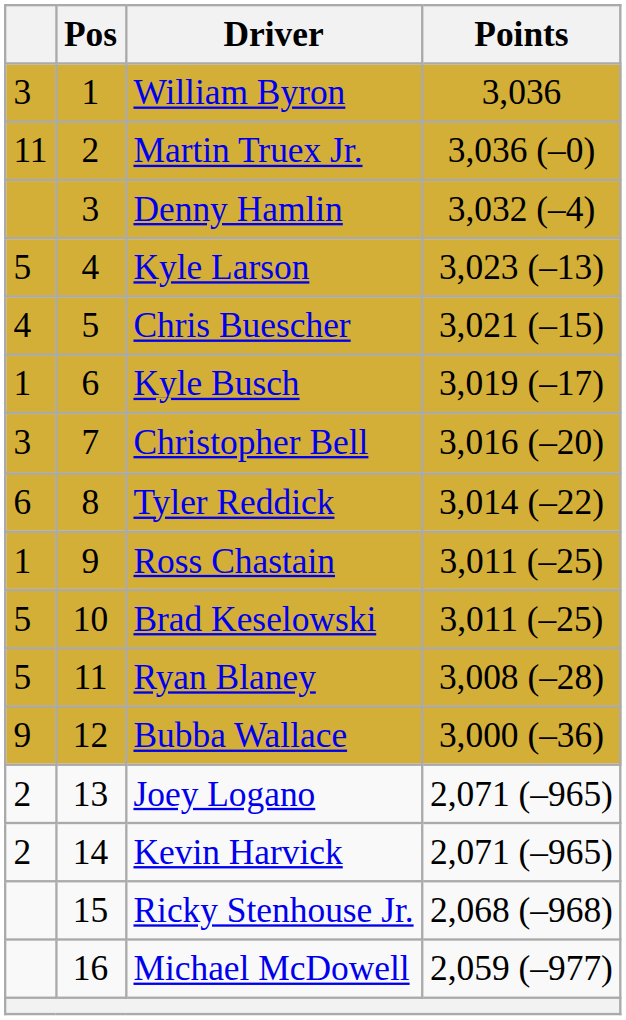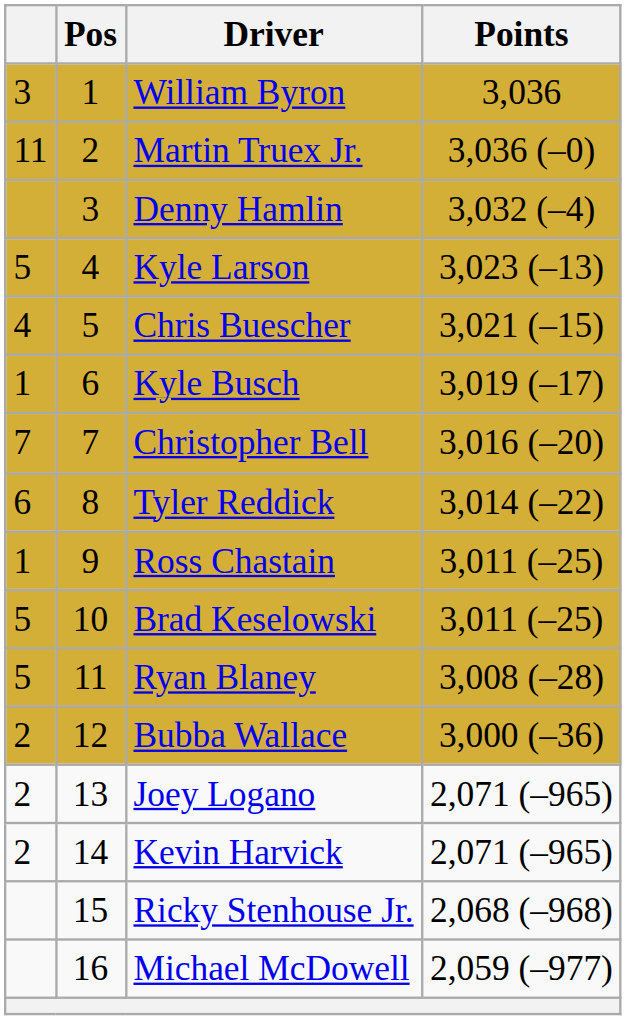(22, 442) 3 -> (22, 442) 7
(22, 734) 9 -> (22, 734) 2
